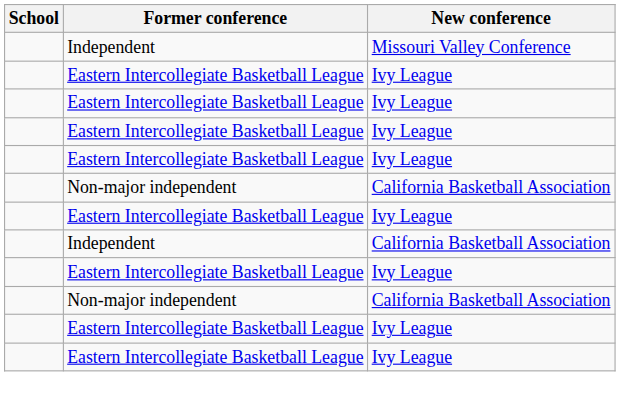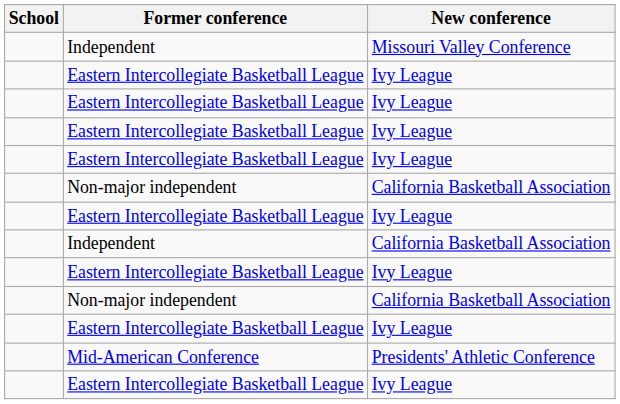+ row: (163, 356)
